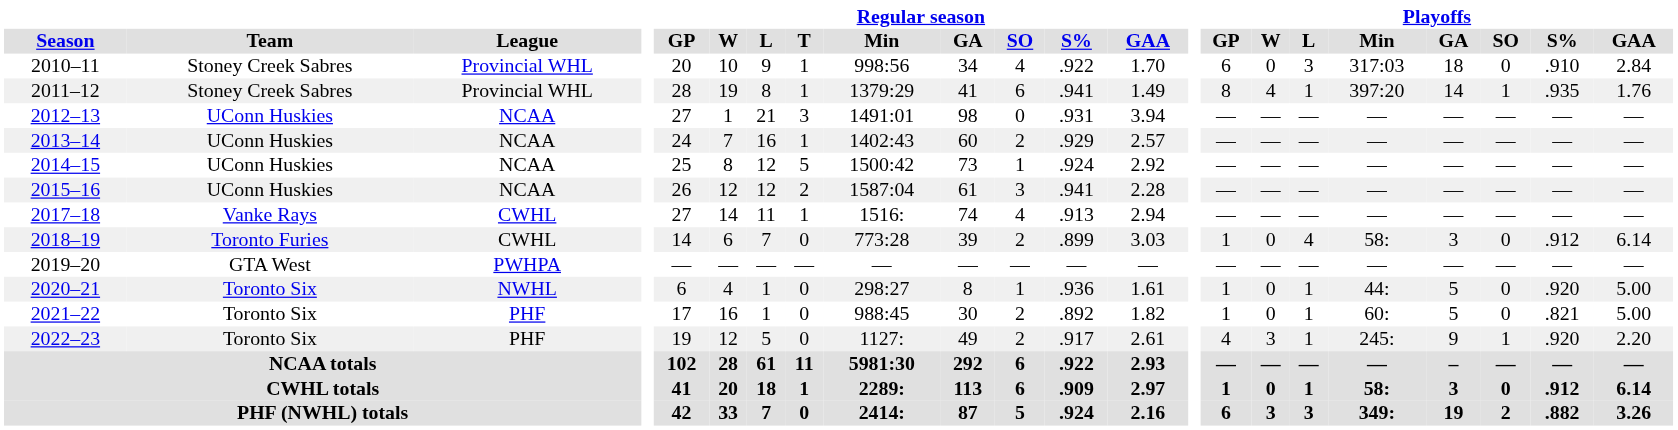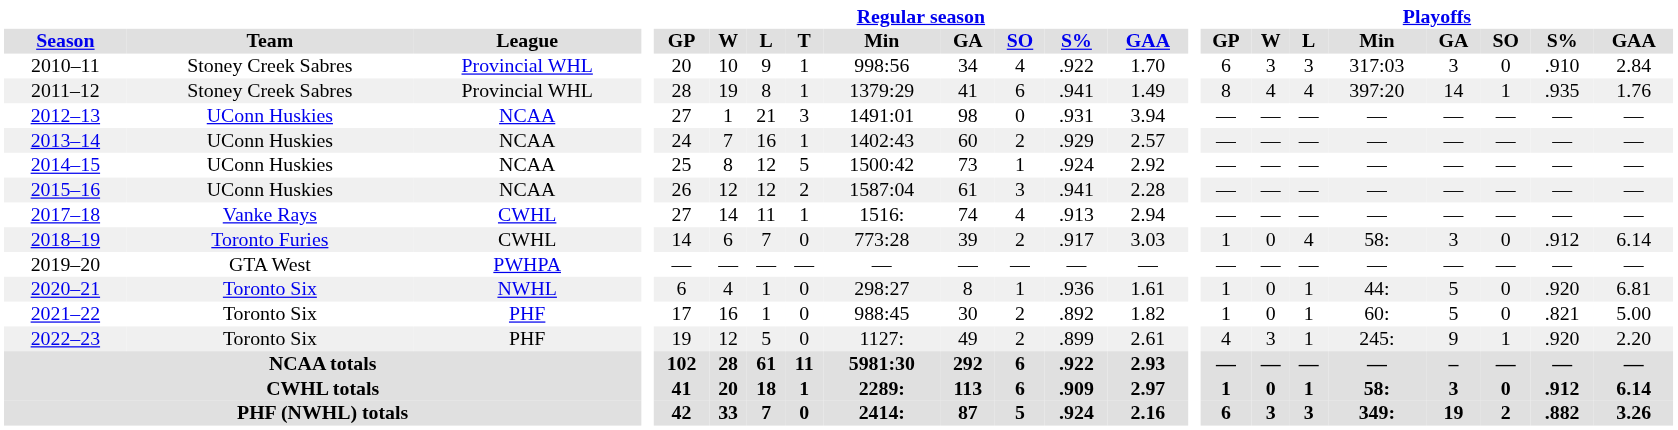(1271, 65) 0 -> (1271, 65) 3
(1454, 65) 18 -> (1454, 65) 3
(1309, 90) 1 -> (1309, 90) 4
(1076, 239) .899 -> (1076, 239) .917
(1634, 289) 5.00 -> (1634, 289) 6.81
(1076, 338) .917 -> (1076, 338) .899
